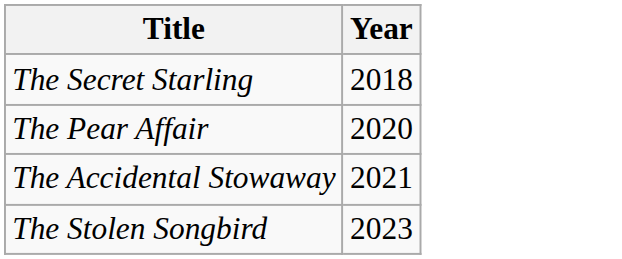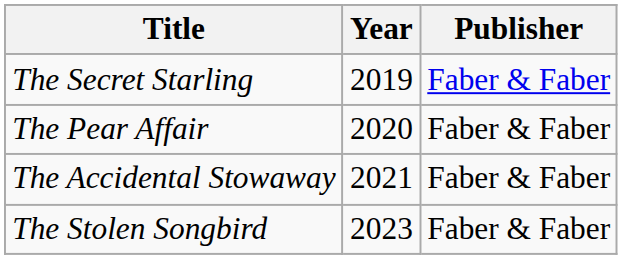+ column: (519, 29)
(381, 79) 2018 -> (381, 79) 2019
